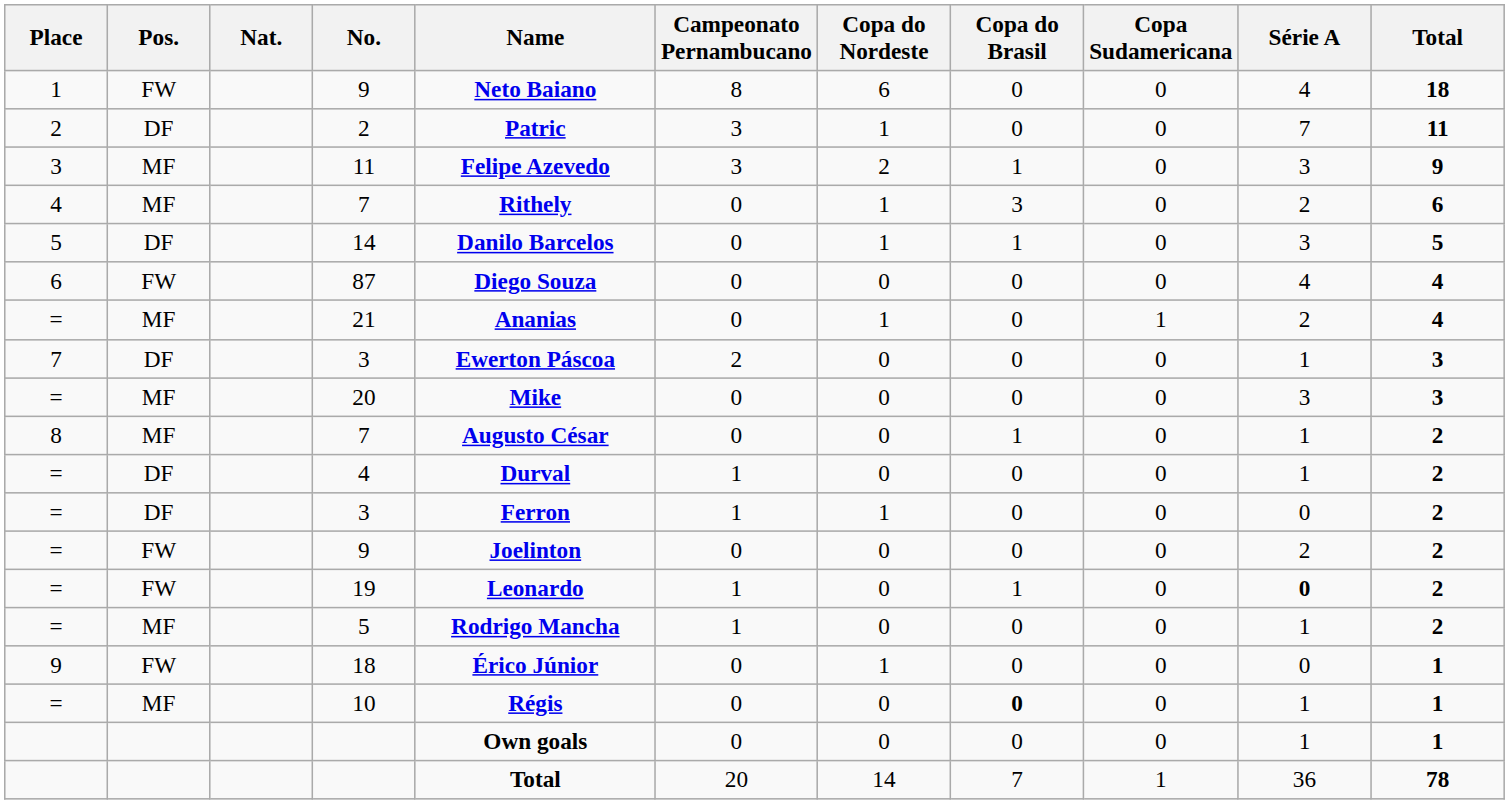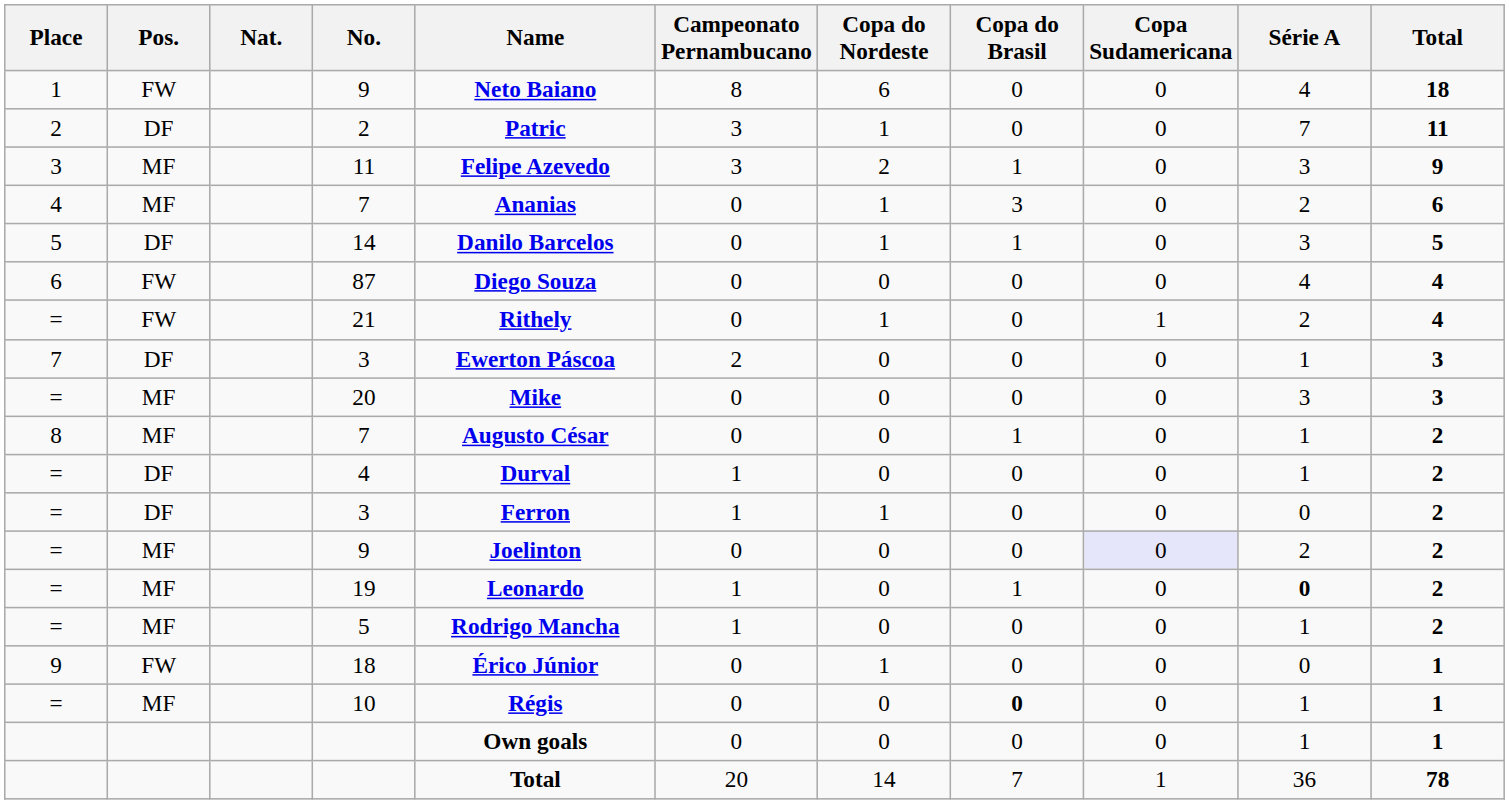(535, 204) Rithely -> (535, 204) Ananias
(159, 319) MF -> (159, 319) FW
(535, 319) Ananias -> (535, 319) Rithely
(159, 549) FW -> (159, 549) MF
(1161, 549) no background -> (1161, 549) lavender background
(159, 588) FW -> (159, 588) MF
